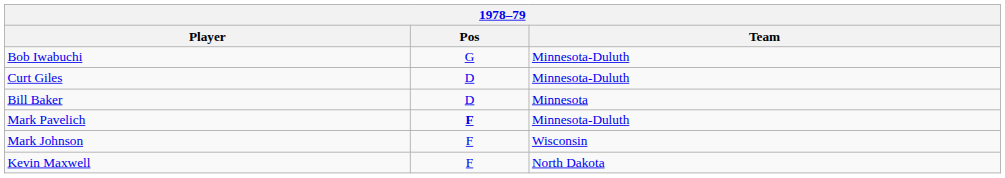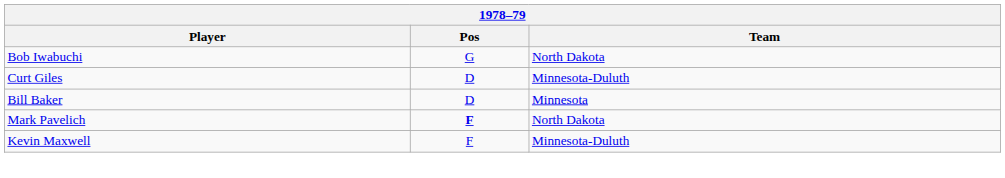(581, 57) Minnesota-Duluth -> (568, 57) North Dakota
(581, 120) Minnesota-Duluth -> (568, 120) North Dakota
- row: (45, 141)
(568, 162) North Dakota -> (581, 141) Minnesota-Duluth
